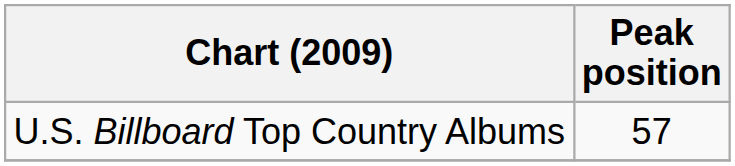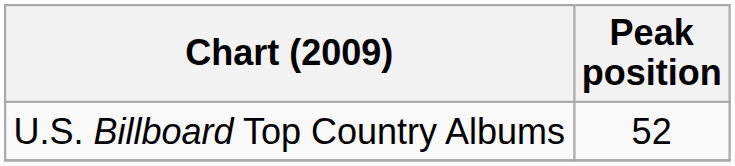(652, 130) 57 -> (652, 130) 52
